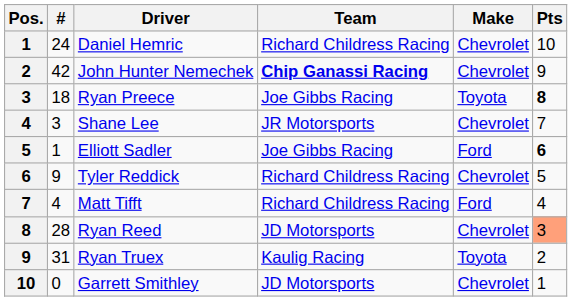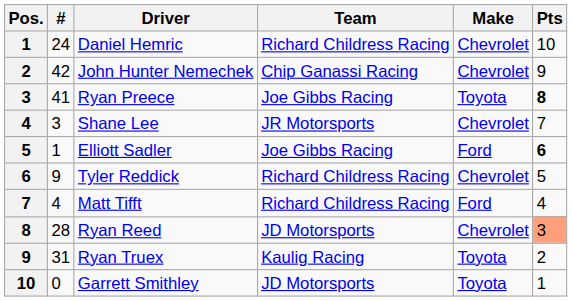(345, 71) bold -> (340, 71) normal
(61, 97) 18 -> (61, 97) 41
(493, 283) Chevrolet -> (482, 283) Toyota
